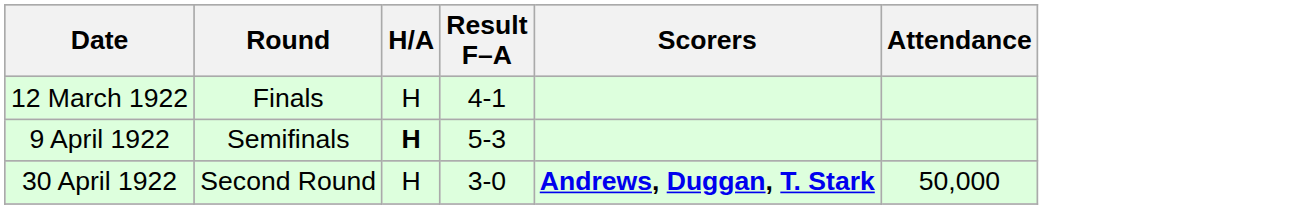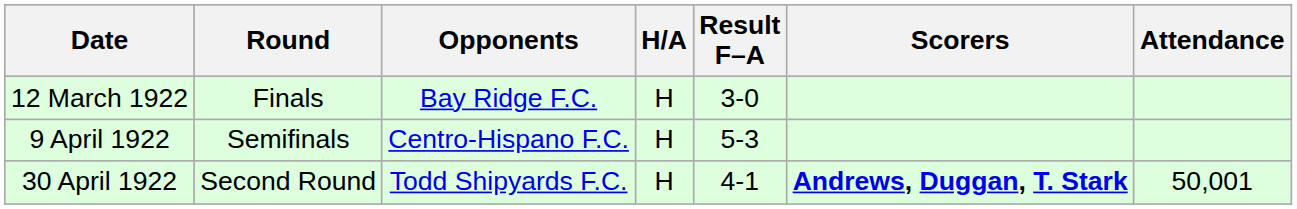+ column: (509, 40)
(487, 97) 4-1 -> (740, 97) 3-0
(411, 139) bold -> (664, 139) normal
(487, 181) 3-0 -> (740, 181) 4-1
(959, 181) 50,000 -> (1212, 181) 50,001
